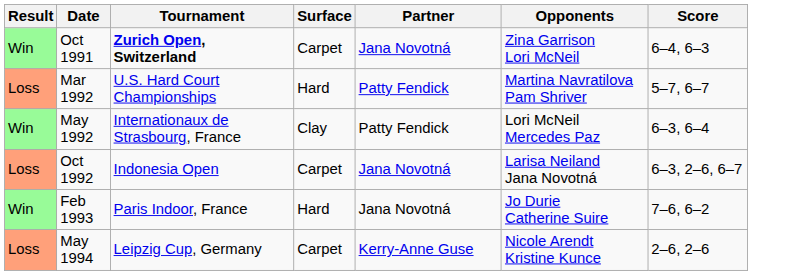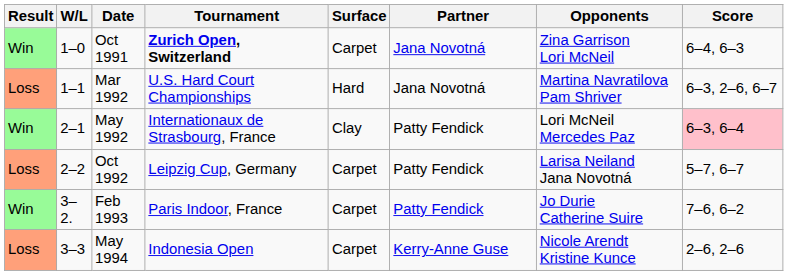+ column: (74, 16)
(404, 88) Patty Fendick -> (439, 88) Jana Novotná
(680, 88) 5–7, 6–7 -> (732, 88) 6–3, 2–6, 6–7
(680, 128) no background -> (715, 128) pink background
(166, 169) Indonesia Open -> (222, 169) Leipzig Cup, Germany
(405, 169) Jana Novotná -> (438, 169) Patty Fendick
(697, 169) 6–3, 2–6, 6–7 -> (715, 169) 5–7, 6–7
(313, 209) Hard -> (354, 209) Carpet
(405, 209) Jana Novotná -> (438, 209) Patty Fendick
(188, 249) Leipzig Cup, Germany -> (201, 249) Indonesia Open
